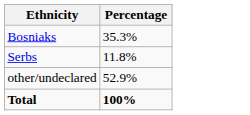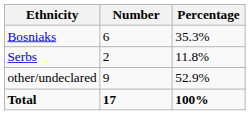+ column: (136, 15)
